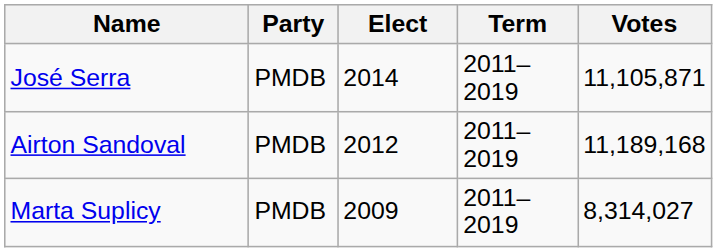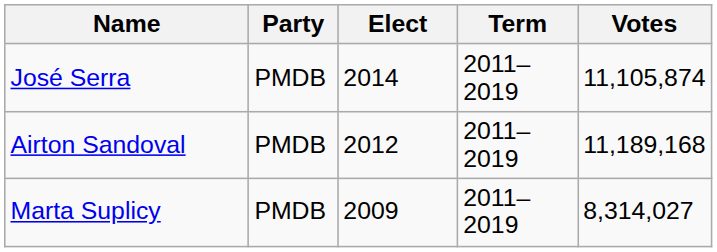(644, 77) 11,105,871 -> (644, 77) 11,105,874
